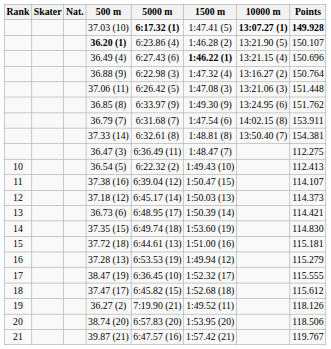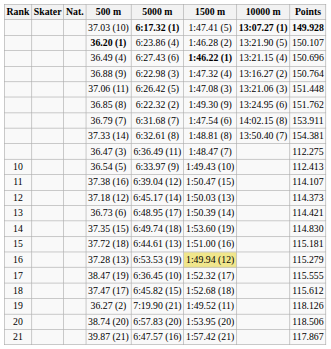(157, 105) 6:33.97 (9) -> (157, 105) 6:22.32 (2)
(157, 167) 6:22.32 (2) -> (157, 167) 6:33.97 (9)
(210, 259) no background -> (210, 259) khaki background
(308, 337) 119.767 -> (308, 337) 117.867
